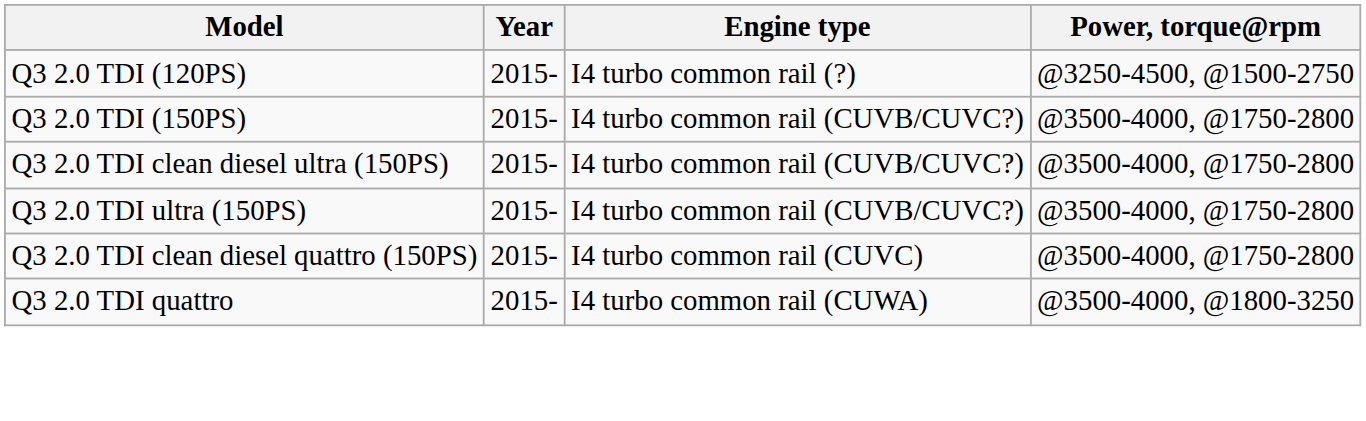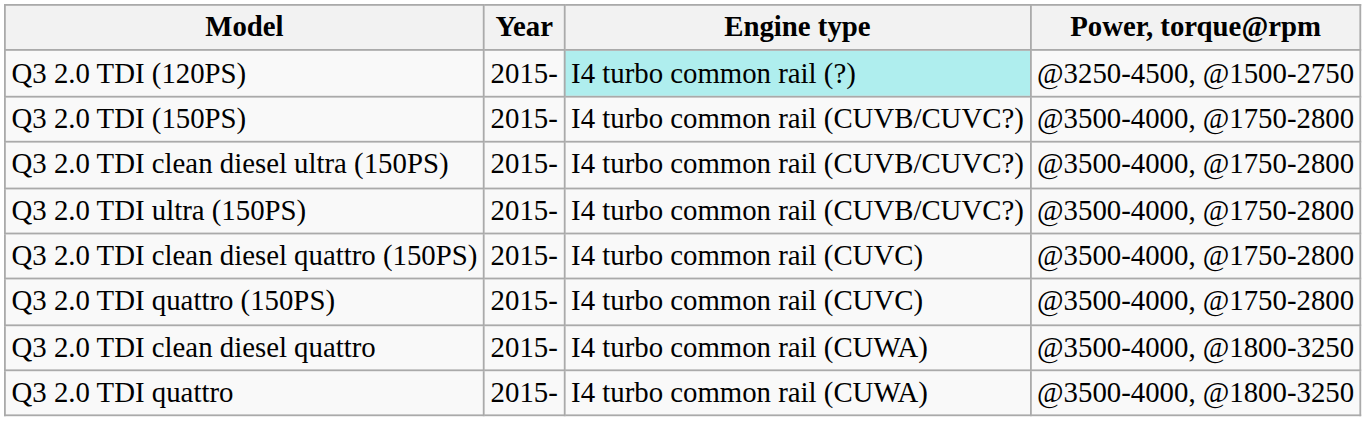(713, 73) no background -> (713, 73) paleturquoise background
+ row: (173, 301)
+ row: (194, 347)
